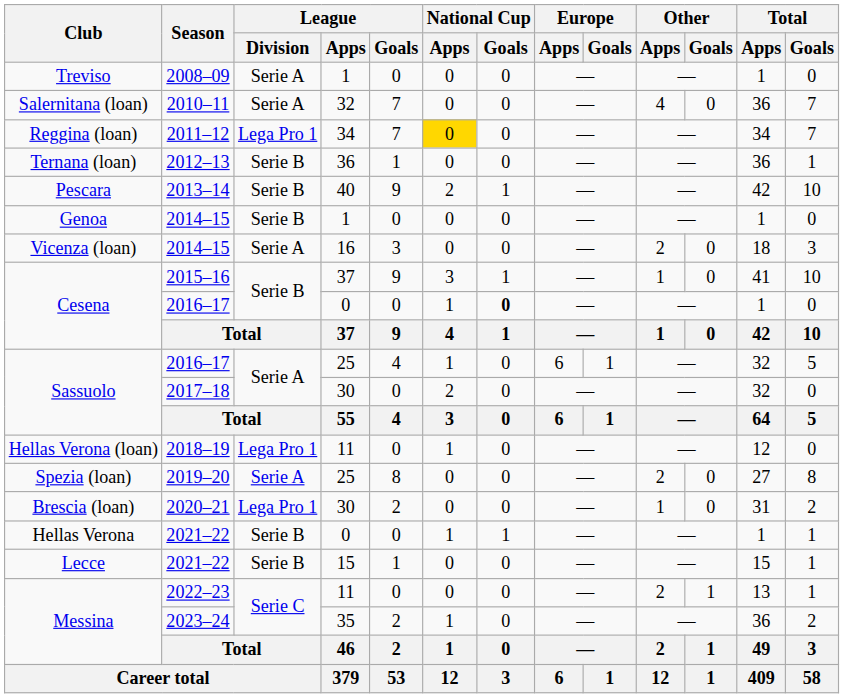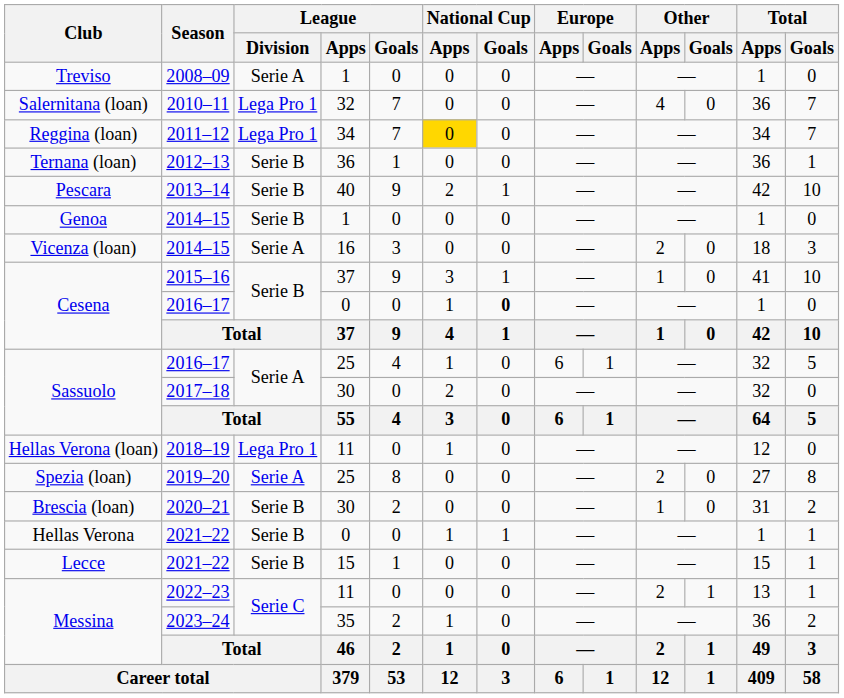(278, 104) Serie A -> (278, 104) Lega Pro 1
(278, 506) Lega Pro 1 -> (278, 506) Serie B
